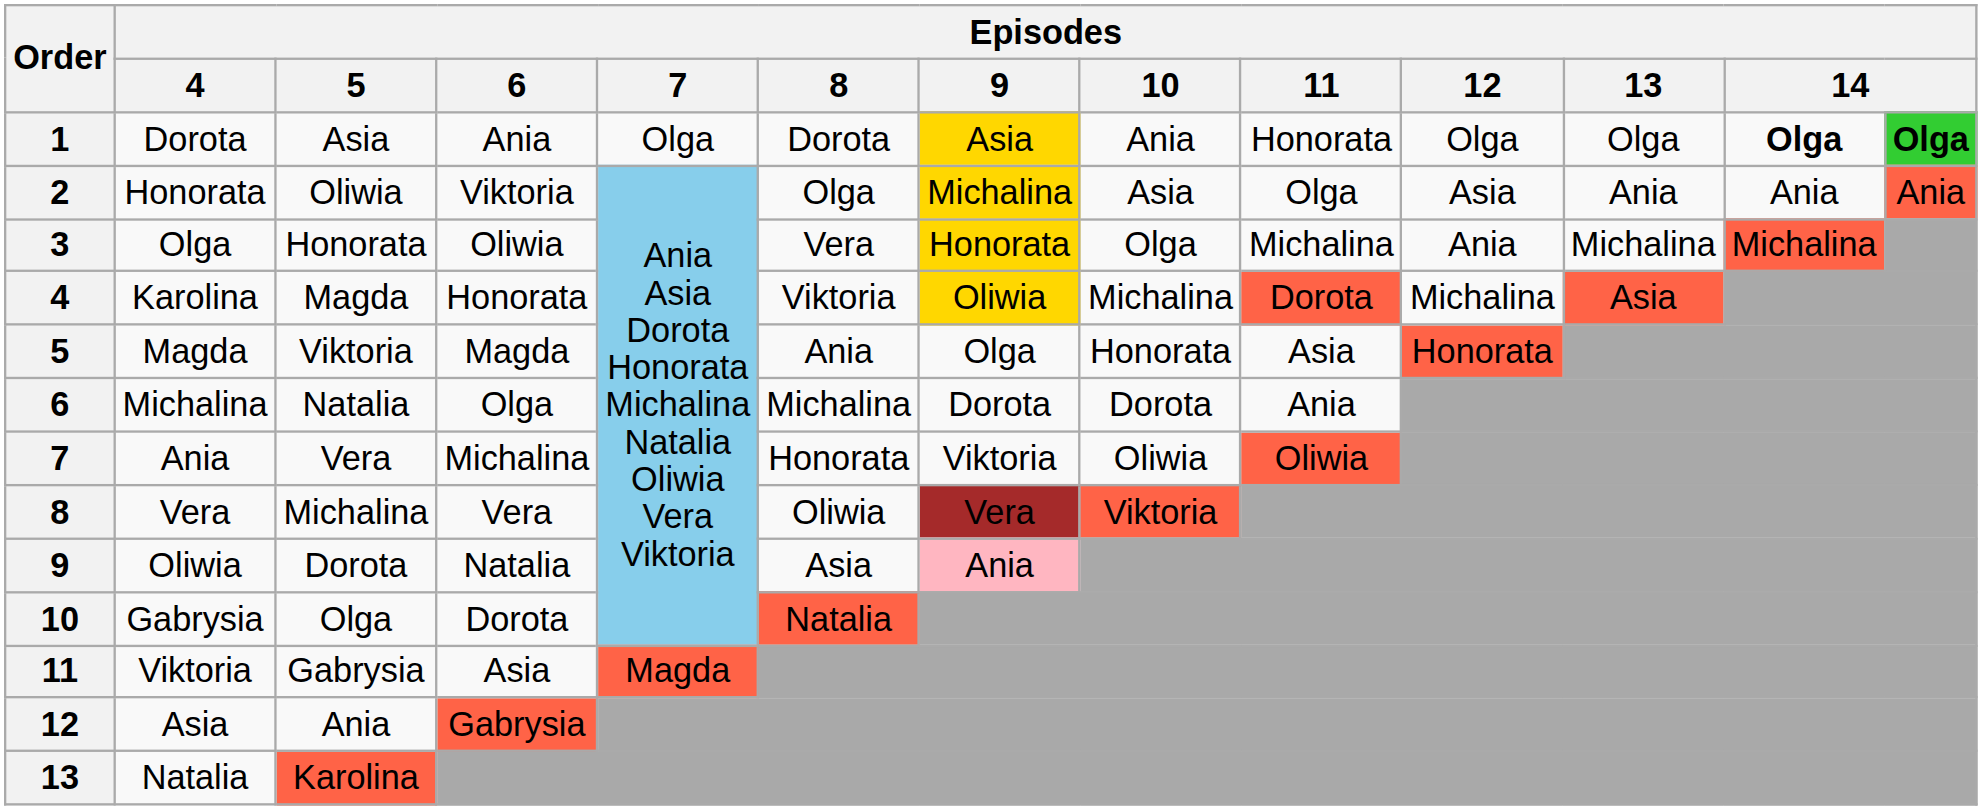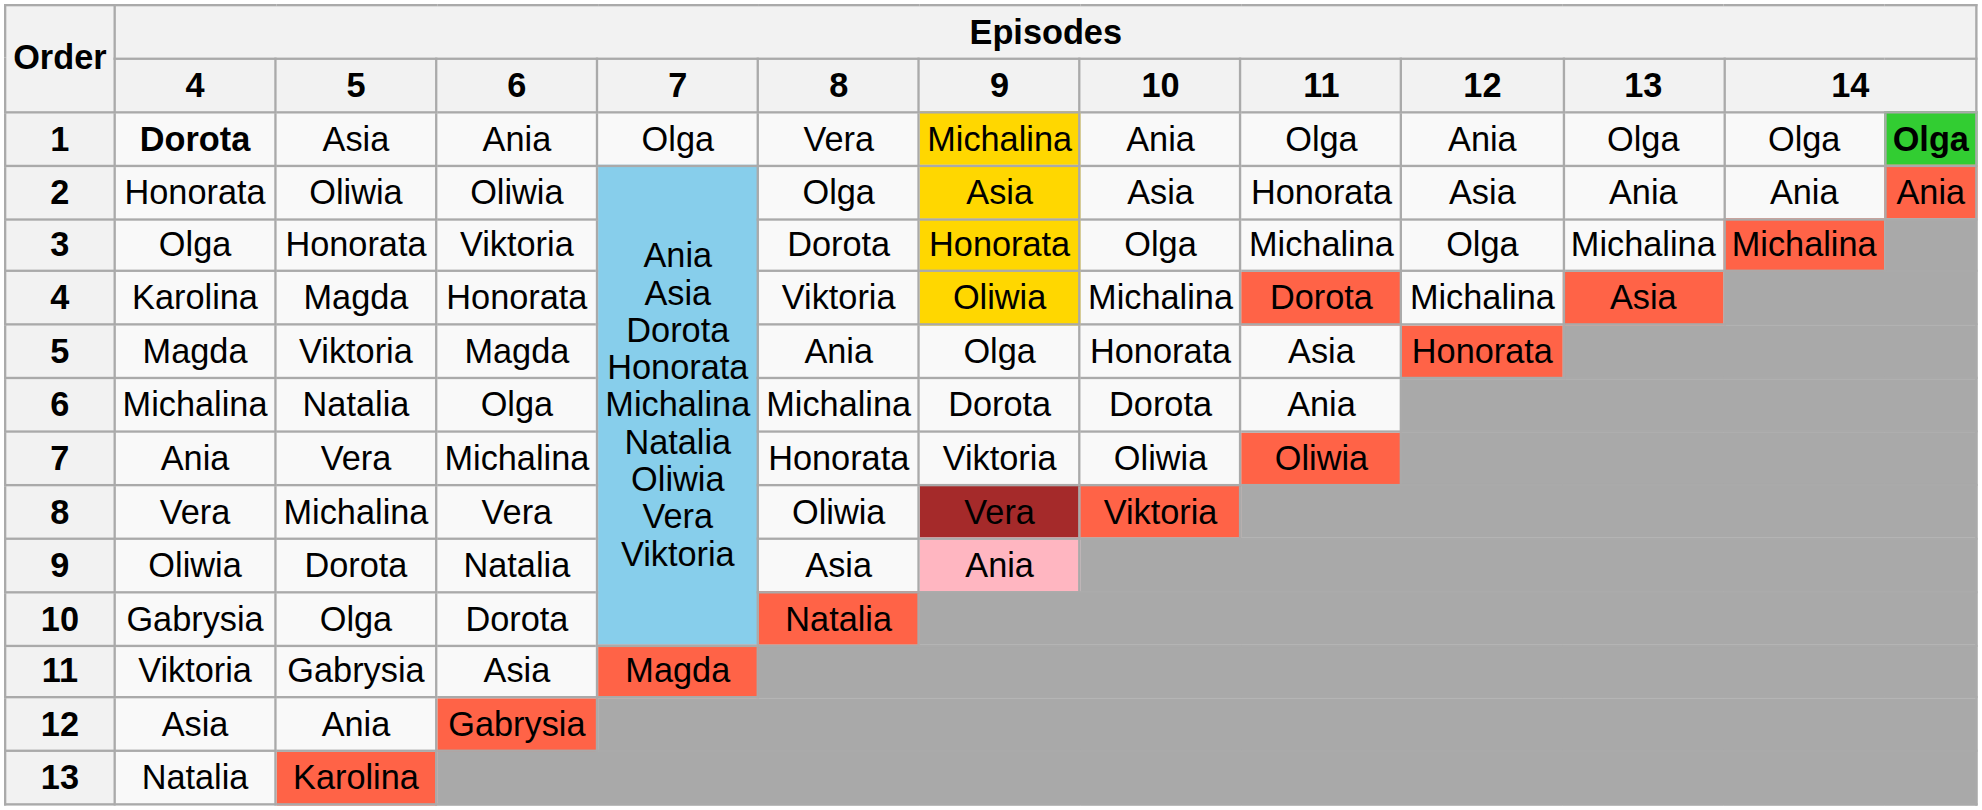(195, 138) normal -> (195, 138) bold
(839, 138) Dorota -> (839, 138) Vera
(1000, 138) Asia -> (1000, 138) Michalina
(1321, 138) Honorata -> (1321, 138) Olga
(1482, 138) Olga -> (1482, 138) Ania
(1804, 138) bold -> (1804, 138) normal
(517, 191) Viktoria -> (517, 191) Oliwia
(1000, 191) Michalina -> (1000, 191) Asia
(1321, 191) Olga -> (1321, 191) Honorata
(517, 245) Oliwia -> (517, 245) Viktoria
(839, 245) Vera -> (839, 245) Dorota
(1482, 245) Ania -> (1482, 245) Olga
